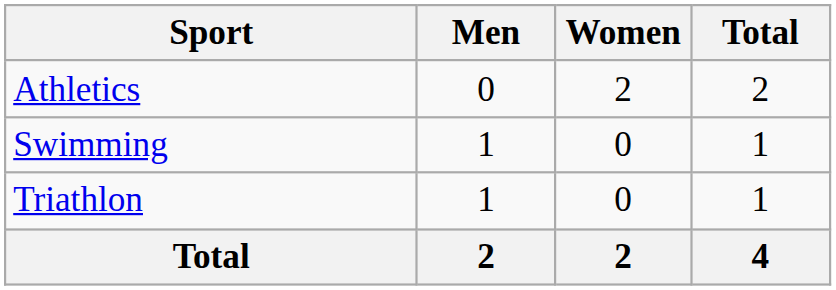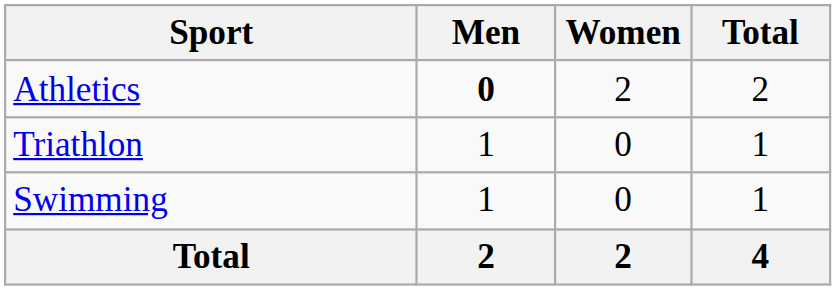(486, 88) normal -> (486, 88) bold
rows swapped: (90, 144) <-> (78, 199)
